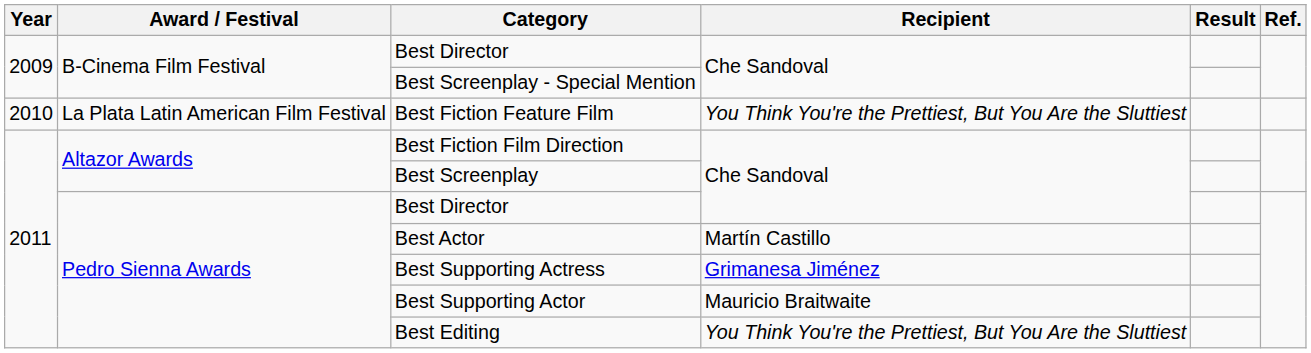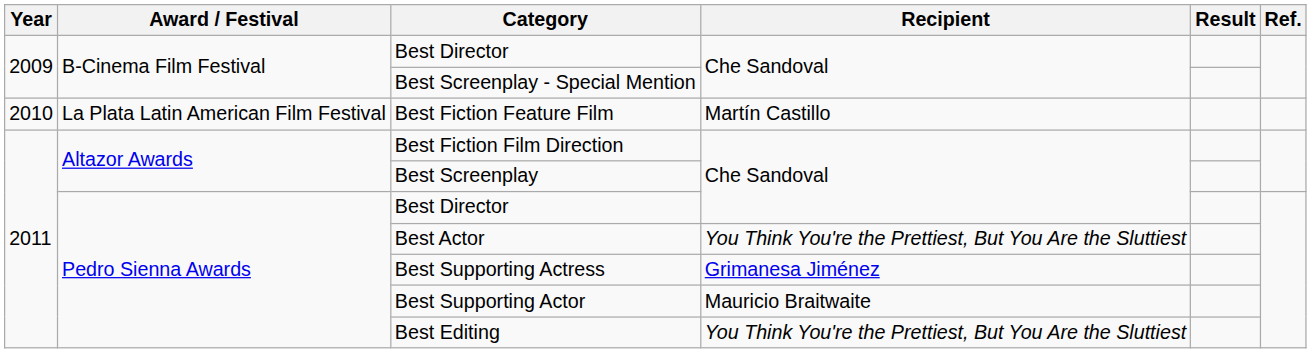(945, 113) You Think You're the Prettiest, But You Are the Sluttiest -> (768, 113) Martín Castillo
(768, 238) Martín Castillo -> (945, 238) You Think You're the Prettiest, But You Are the Sluttiest
